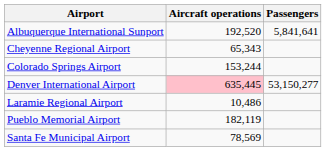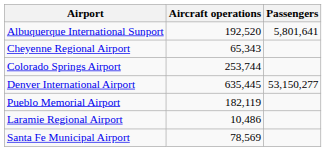(296, 31) 5,841,641 -> (296, 31) 5,801,641
(243, 66) 153,244 -> (243, 66) 253,744
(243, 84) pink background -> (243, 84) no background
rows swapped: (64, 119) <-> (65, 102)
